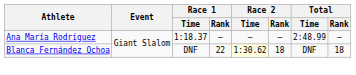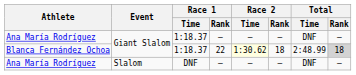(310, 37) 2:48.99 -> (310, 37) DNF
(191, 50) DNF -> (191, 50) 1:18.37
(310, 50) DNF -> (310, 50) 2:48.99
(339, 50) no background -> (339, 50) lightgrey background
+ row: (51, 63)
